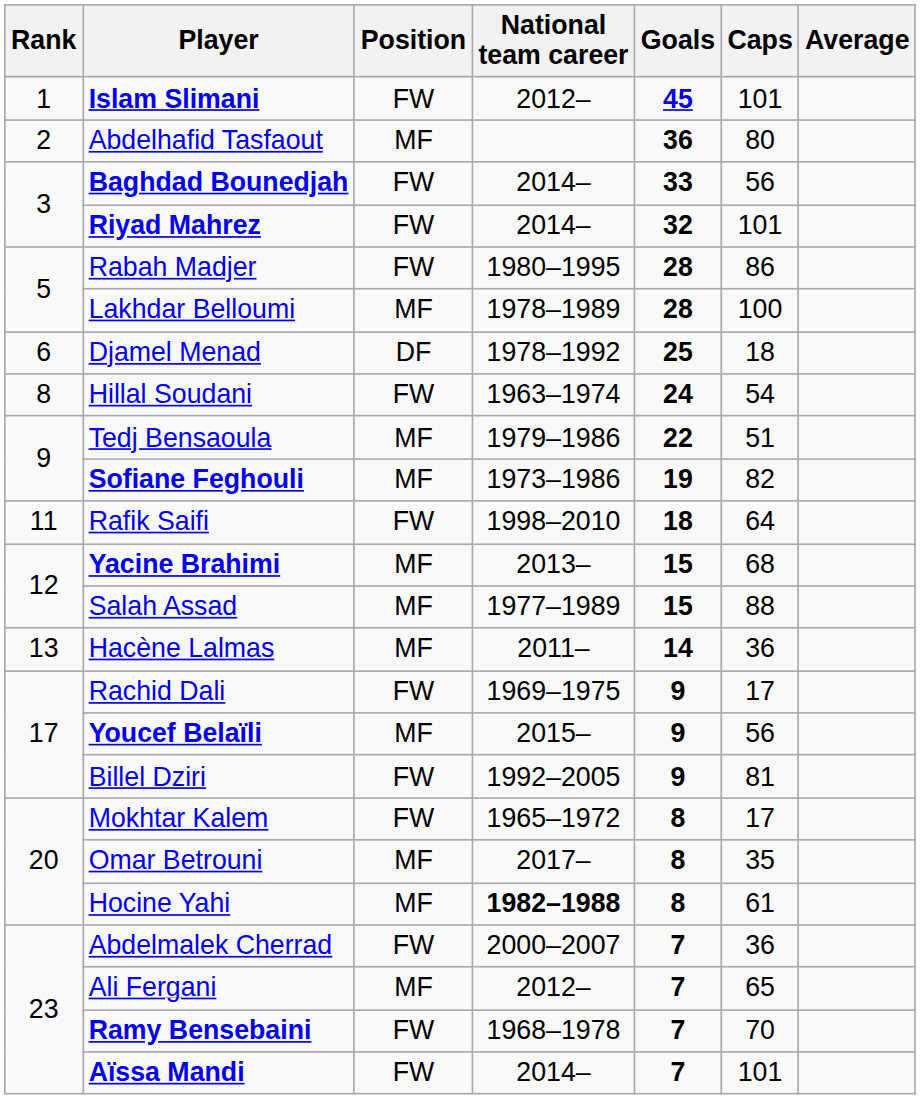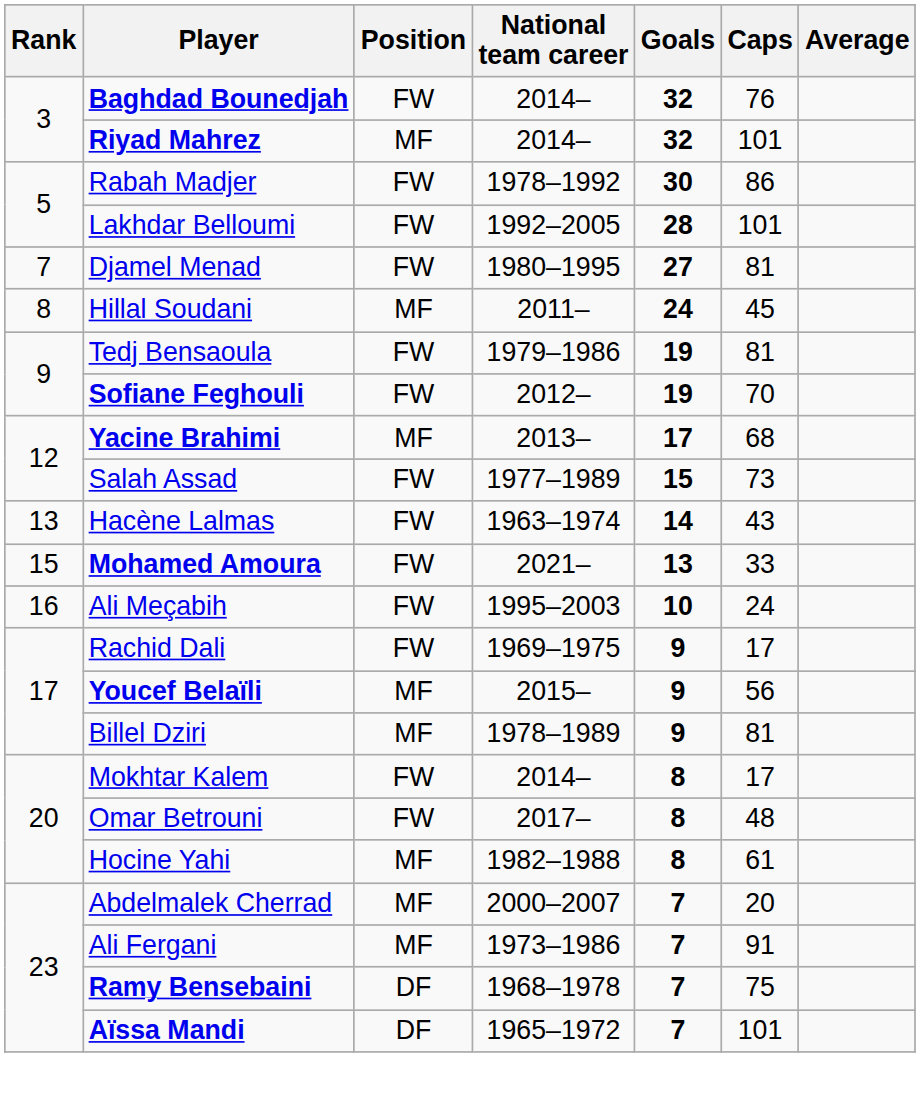- row: (174, 98)
- row: (206, 140)
(678, 182) 33 -> (678, 98) 32
(760, 182) 56 -> (760, 98) 76
(413, 225) FW -> (413, 140) MF
(553, 267) 1980–1995 -> (553, 182) 1978–1992
(678, 267) 28 -> (678, 182) 30
(413, 310) MF -> (413, 225) FW
(553, 310) 1978–1989 -> (553, 225) 1992–2005
(760, 310) 100 -> (760, 225) 101
(44, 352) 6 -> (44, 267) 7
(413, 352) DF -> (413, 267) FW
(553, 352) 1978–1992 -> (553, 267) 1980–1995
(678, 352) 25 -> (678, 267) 27
(760, 352) 18 -> (760, 267) 81
(413, 394) FW -> (413, 310) MF
(553, 394) 1963–1974 -> (553, 310) 2011–
(760, 394) 54 -> (760, 310) 45
(413, 437) MF -> (413, 352) FW
(678, 437) 22 -> (678, 352) 19
(760, 437) 51 -> (760, 352) 81
(413, 479) MF -> (413, 394) FW
(553, 479) 1973–1986 -> (553, 394) 2012–
(760, 479) 82 -> (760, 394) 70
- row: (149, 521)
(678, 564) 15 -> (678, 437) 17
(413, 606) MF -> (413, 479) FW
(760, 606) 88 -> (760, 479) 73
(413, 649) MF -> (413, 521) FW
(553, 649) 2011– -> (553, 521) 1963–1974
(760, 649) 36 -> (760, 521) 43
+ row: (205, 564)
+ row: (158, 606)
(413, 776) FW -> (413, 733) MF
(553, 776) 1992–2005 -> (553, 733) 1978–1989
(553, 818) 1965–1972 -> (553, 776) 2014–
(413, 860) MF -> (413, 818) FW
(760, 860) 35 -> (760, 818) 48
(553, 903) bold -> (553, 860) normal
(413, 945) FW -> (413, 903) MF
(760, 945) 36 -> (760, 903) 20
(553, 988) 2012– -> (553, 945) 1973–1986
(760, 988) 65 -> (760, 945) 91
(413, 1030) FW -> (413, 988) DF
(760, 1030) 70 -> (760, 988) 75
(413, 1072) FW -> (413, 1030) DF
(553, 1072) 2014– -> (553, 1030) 1965–1972
